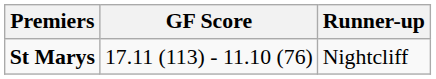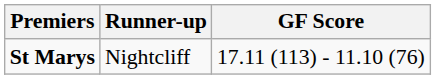columns swapped: (209, 21) <-> (374, 21)
